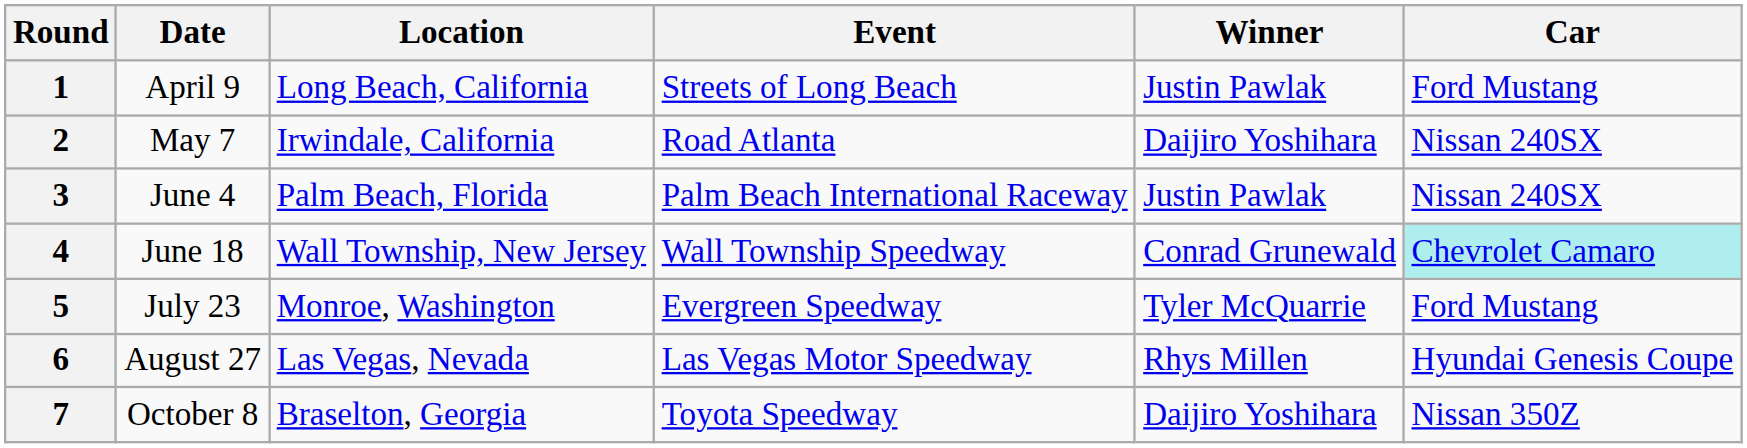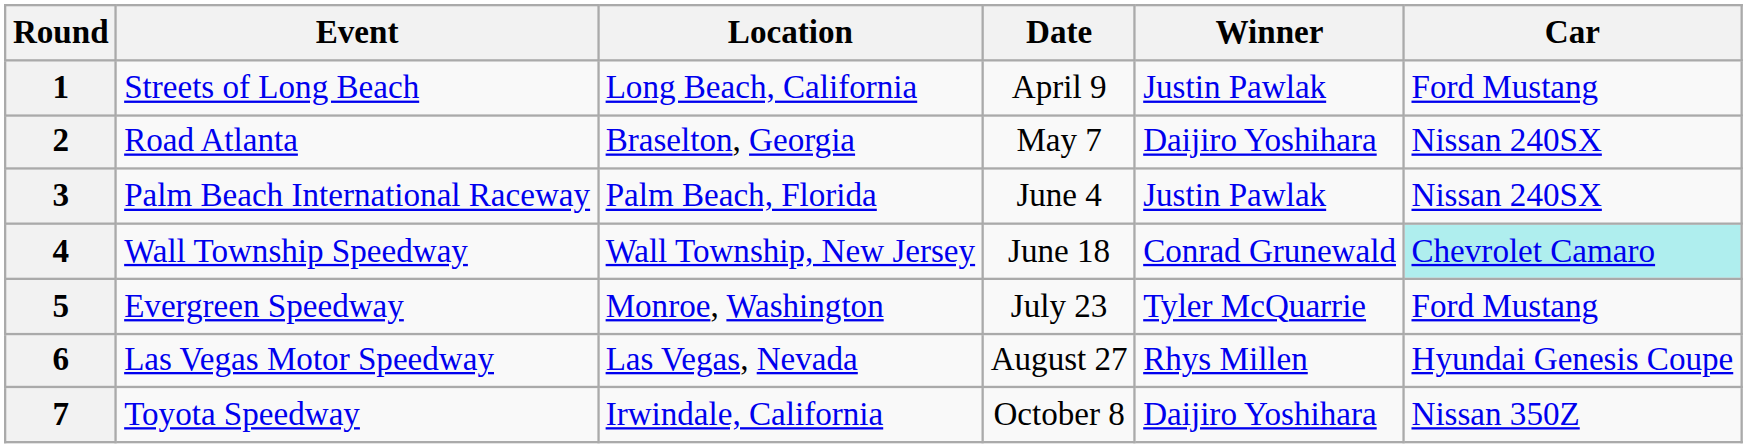columns swapped: (895, 32) <-> (193, 32)
(415, 141) Irwindale, California -> (730, 141) Braselton, Georgia
(401, 414) Braselton, Georgia -> (744, 414) Irwindale, California
